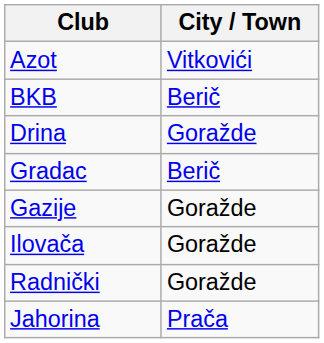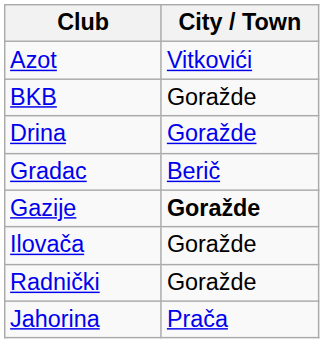(193, 97) Berič -> (212, 97) Goražde
(212, 208) normal -> (214, 208) bold
